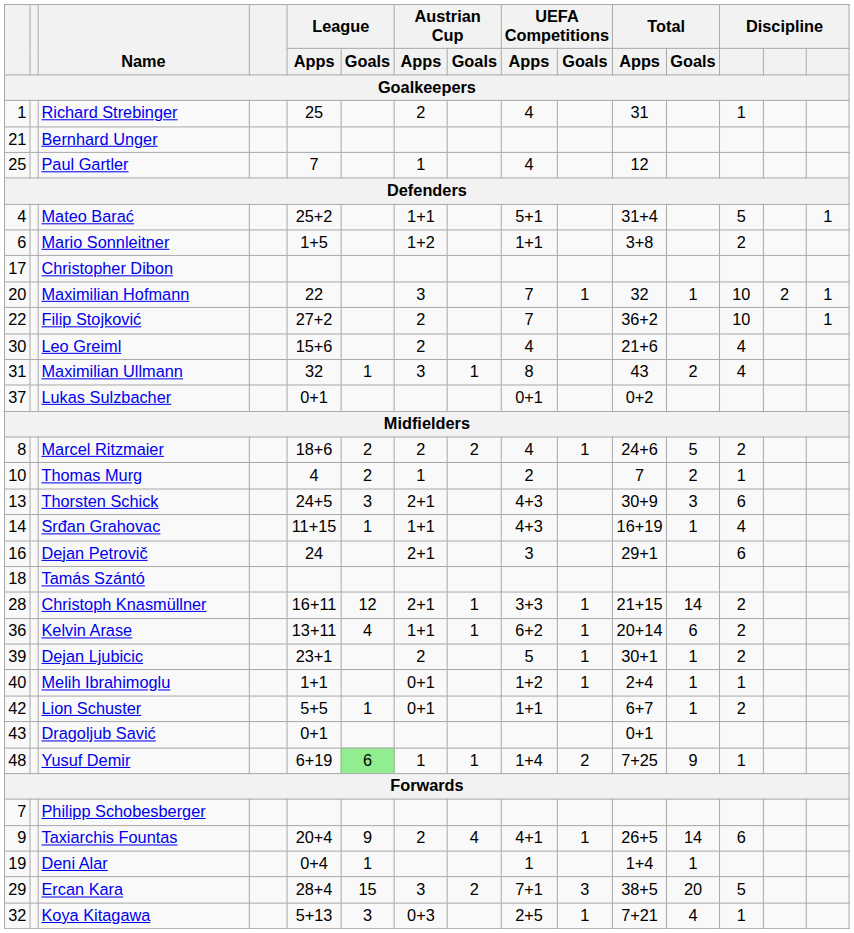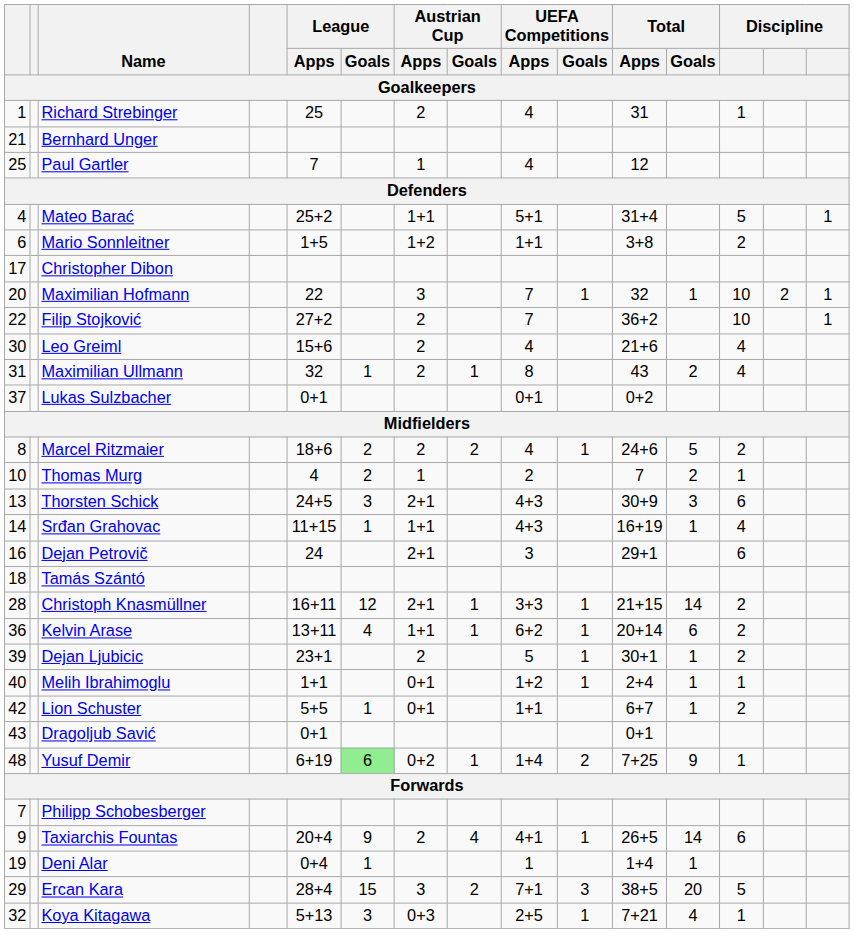(421, 372) 3 -> (421, 372) 2
(421, 760) 1 -> (421, 760) 0+2
